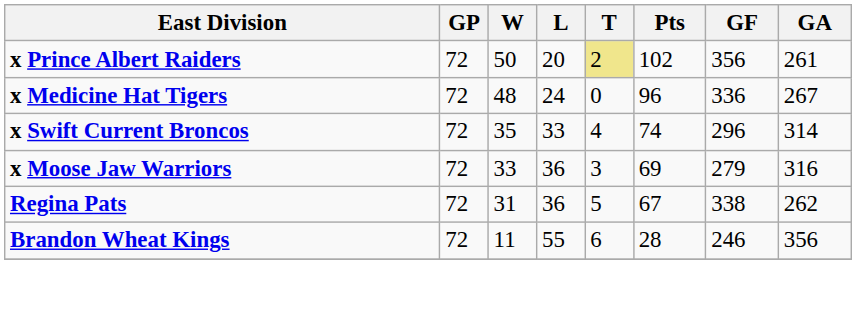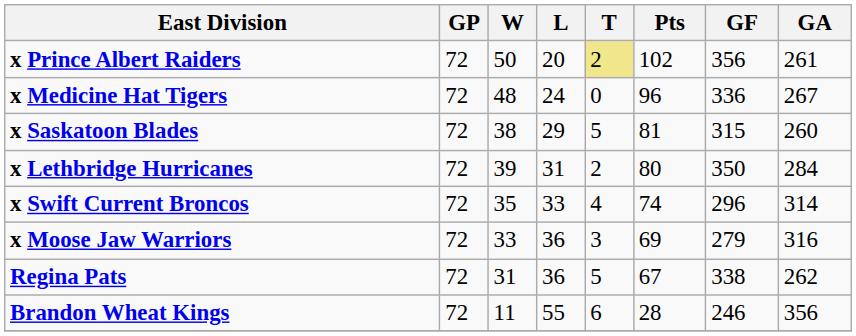+ row: (104, 131)
+ row: (131, 167)
